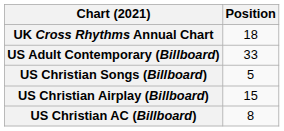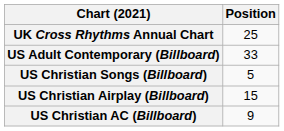(251, 34) 18 -> (251, 34) 25
(251, 116) 8 -> (251, 116) 9
